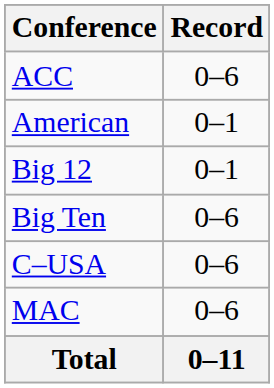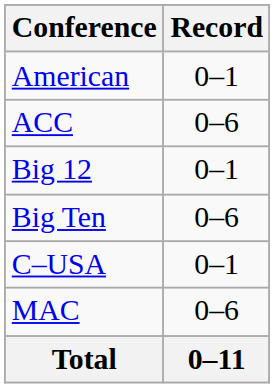rows swapped: (70, 122) <-> (42, 75)
(217, 264) 0–6 -> (217, 264) 0–1
